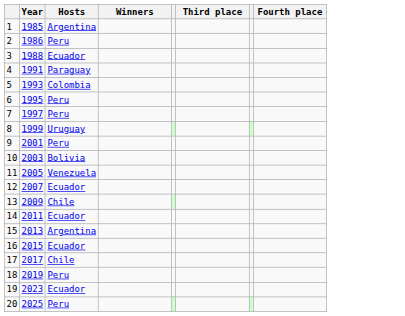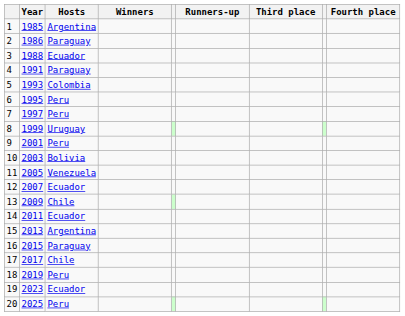+ column: (212, 12)
(58, 41) Peru -> (69, 41) Paraguay
(66, 246) Ecuador -> (69, 246) Paraguay
